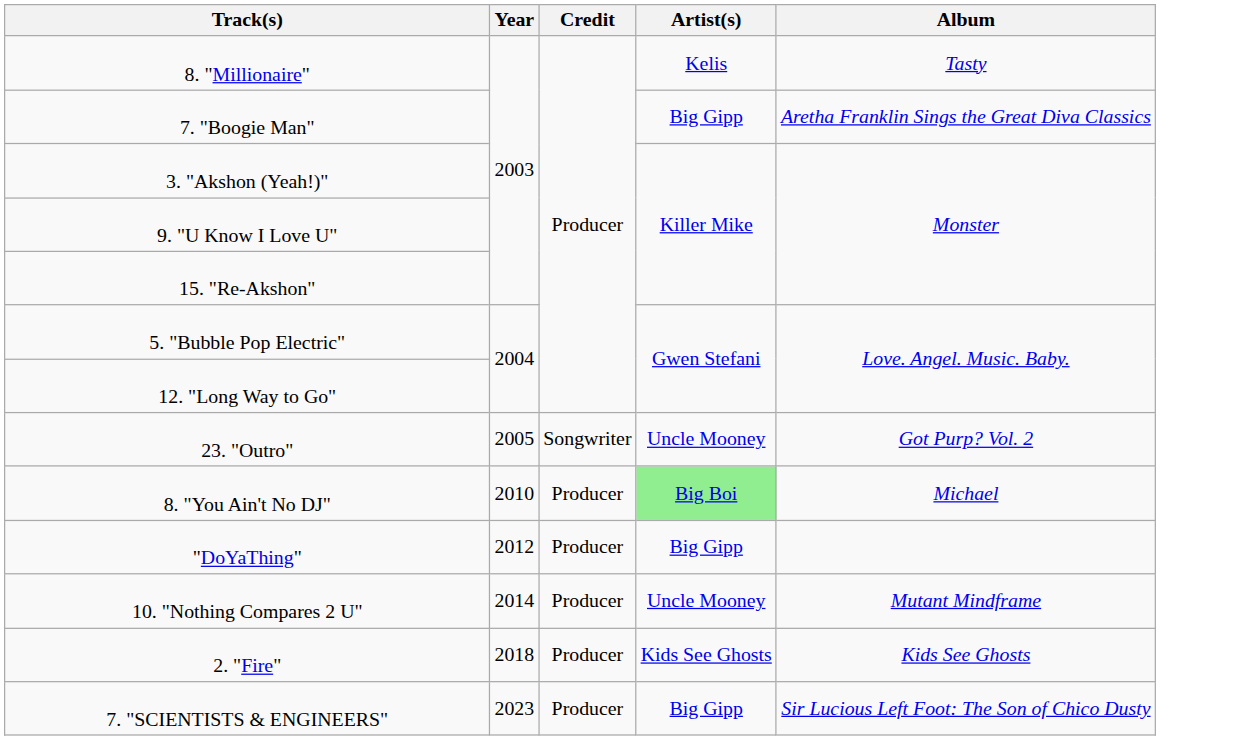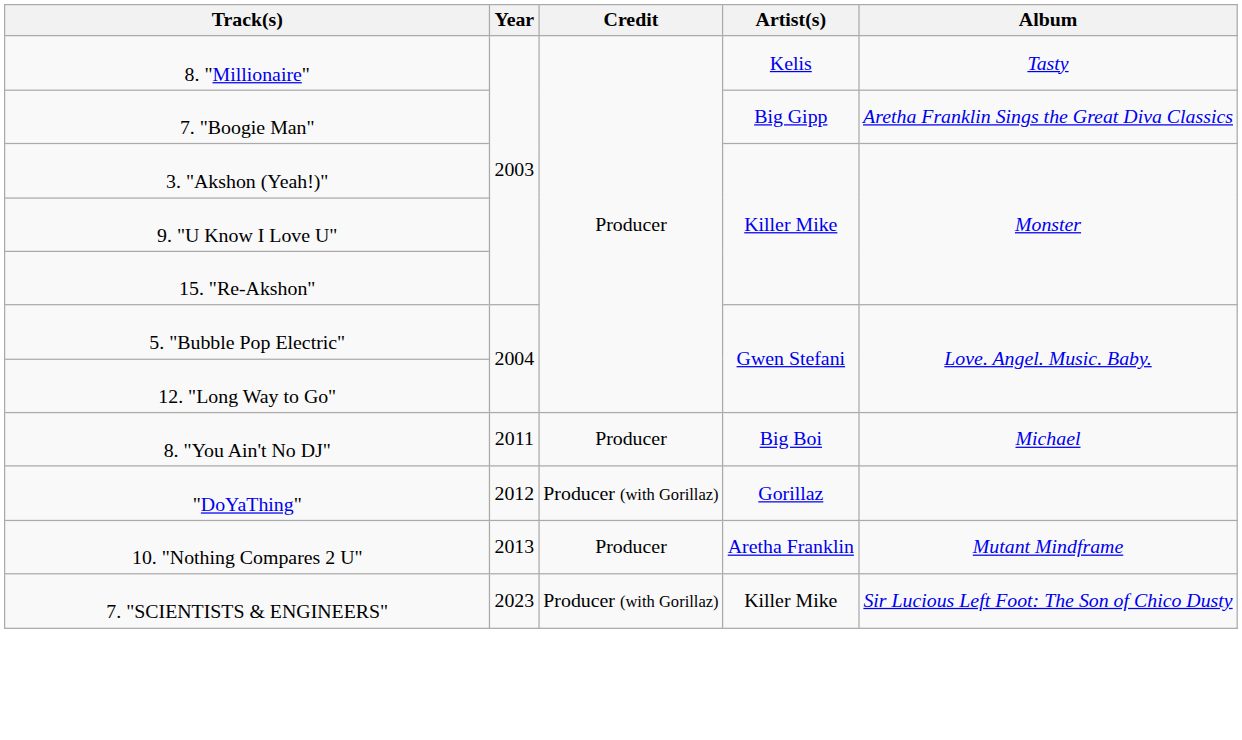- row: (247, 450)
(514, 493) 2010 -> (514, 439) 2011
(706, 493) lightgreen background -> (791, 439) no background
(587, 546) Producer -> (631, 493) Producer (with Gorillaz)
(706, 546) Big Gipp -> (791, 493) Gorillaz
(514, 600) 2014 -> (514, 546) 2013
(706, 600) Uncle Mooney -> (791, 546) Aretha Franklin
- row: (247, 665)
(587, 708) Producer -> (631, 600) Producer (with Gorillaz)
(706, 708) Big Gipp -> (791, 600) Killer Mike
